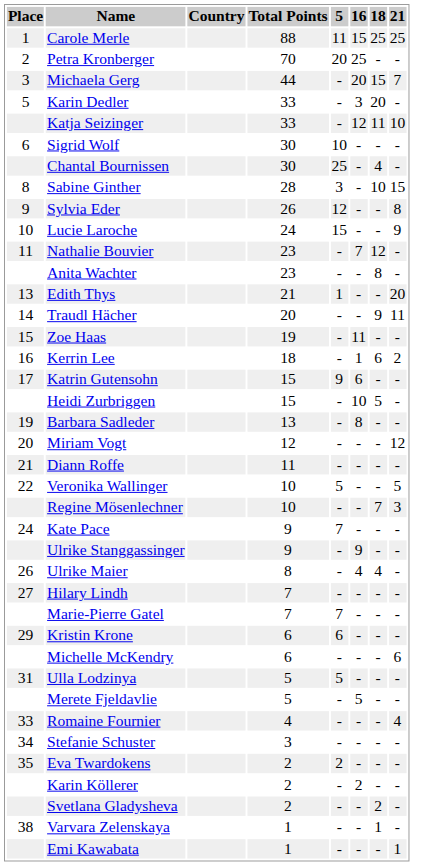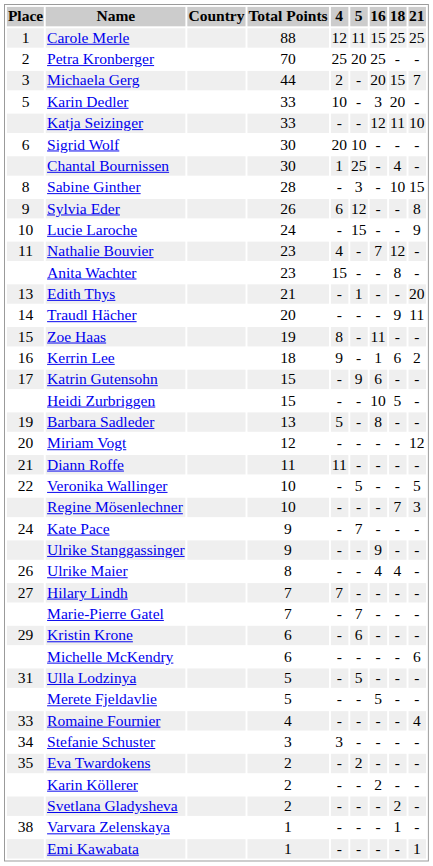+ column: (339, 16)
